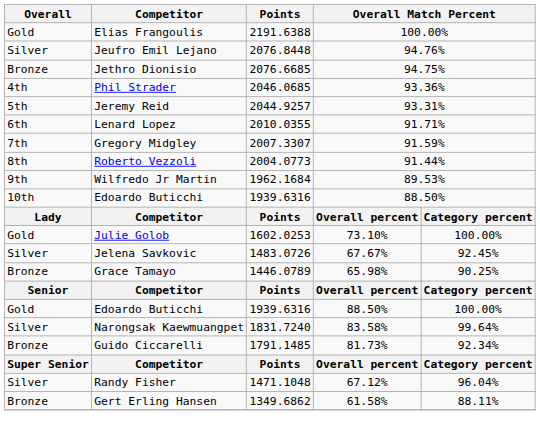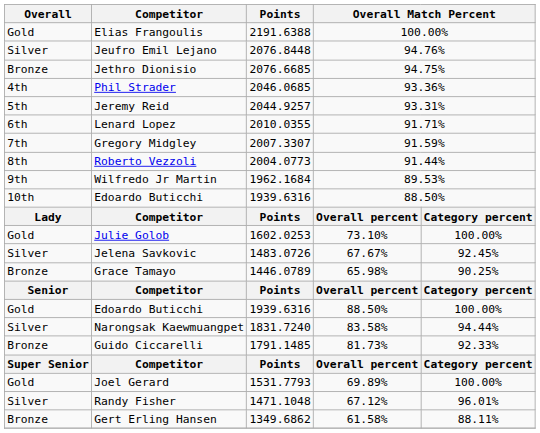(478, 327) 99.64% -> (478, 327) 94.44%
(478, 345) 92.34% -> (478, 345) 92.33%
+ row: (21, 382)
(478, 382) 96.04% -> (478, 401) 96.01%
